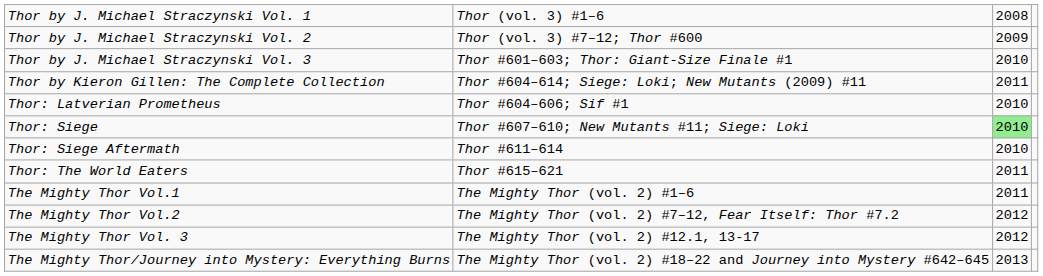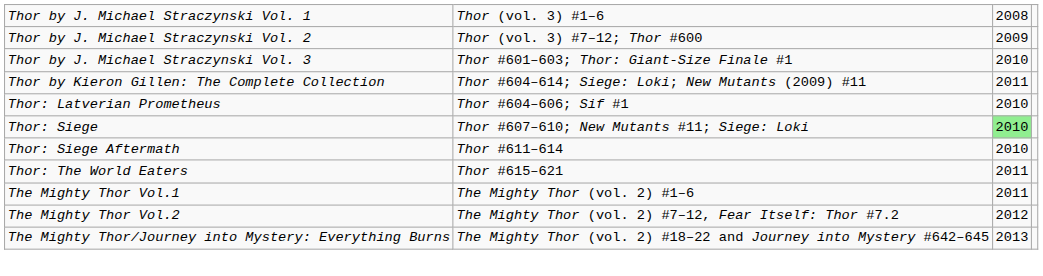- row: (98, 238)
